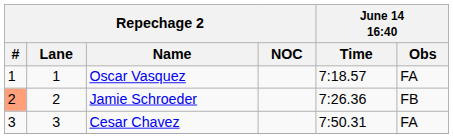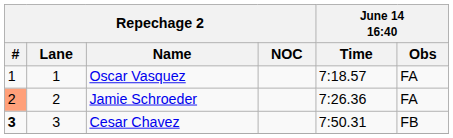(409, 99) FB -> (409, 99) FA
(12, 122) normal -> (12, 122) bold
(409, 122) FA -> (409, 122) FB
